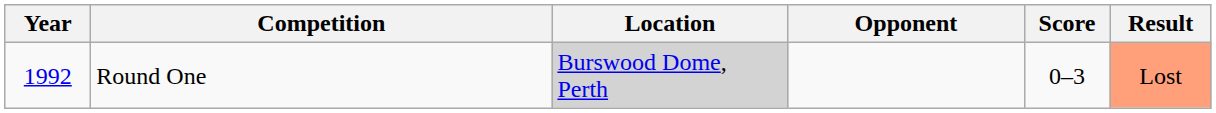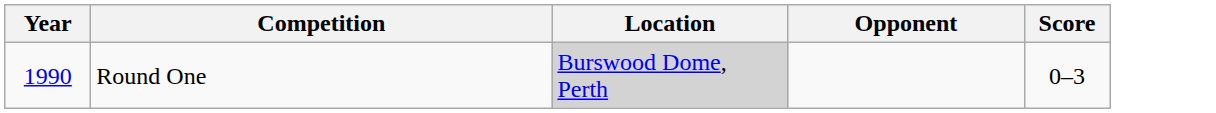- column: (1161, 23)
(48, 75) 1992 -> (48, 75) 1990
